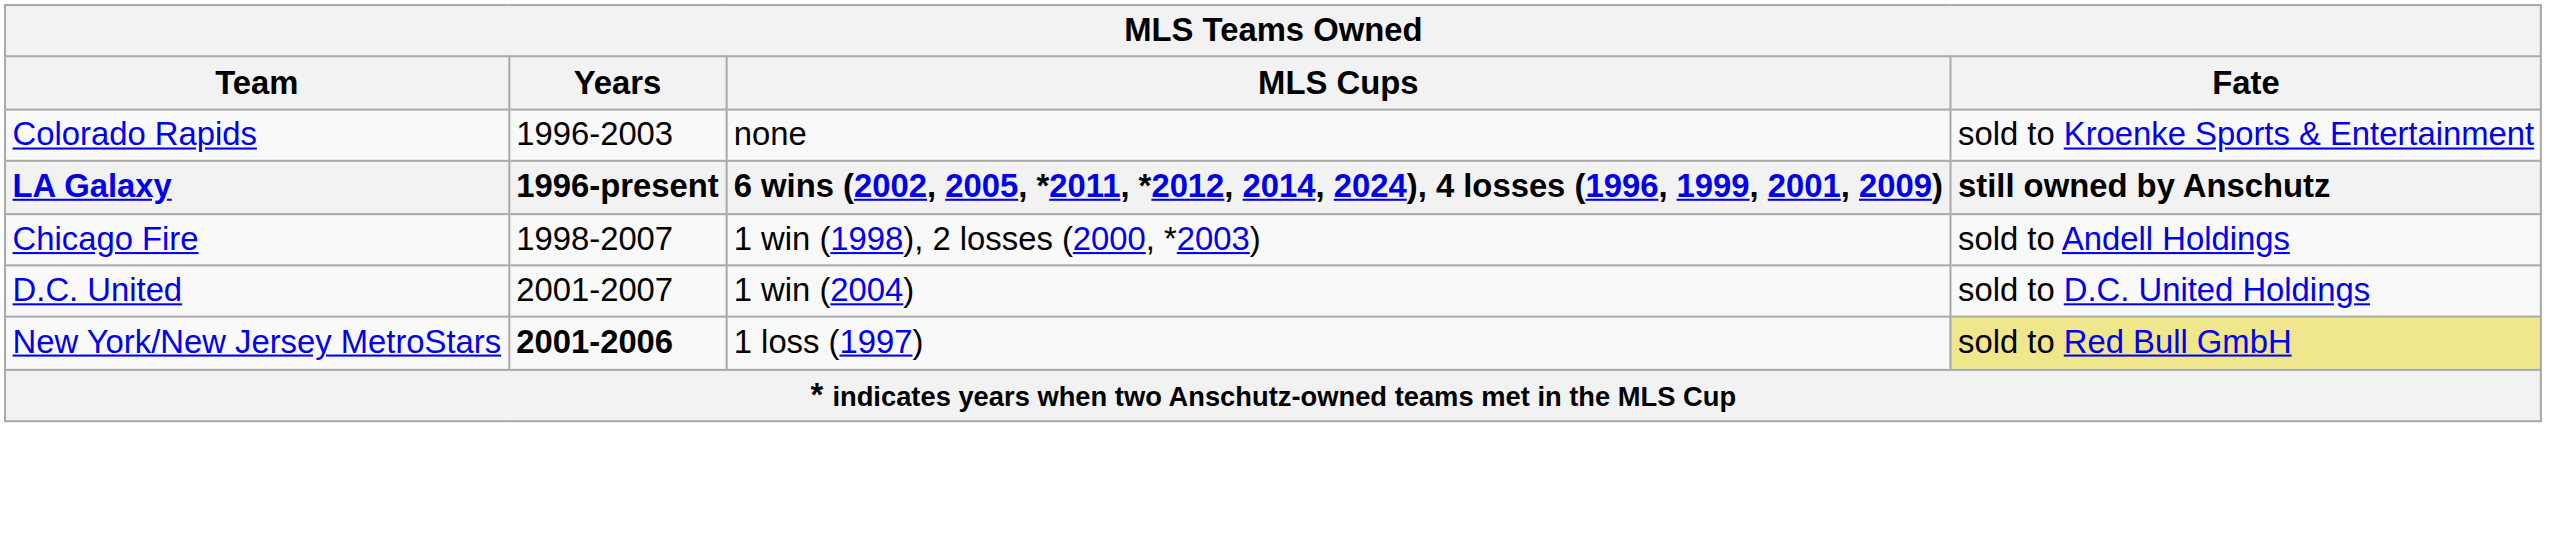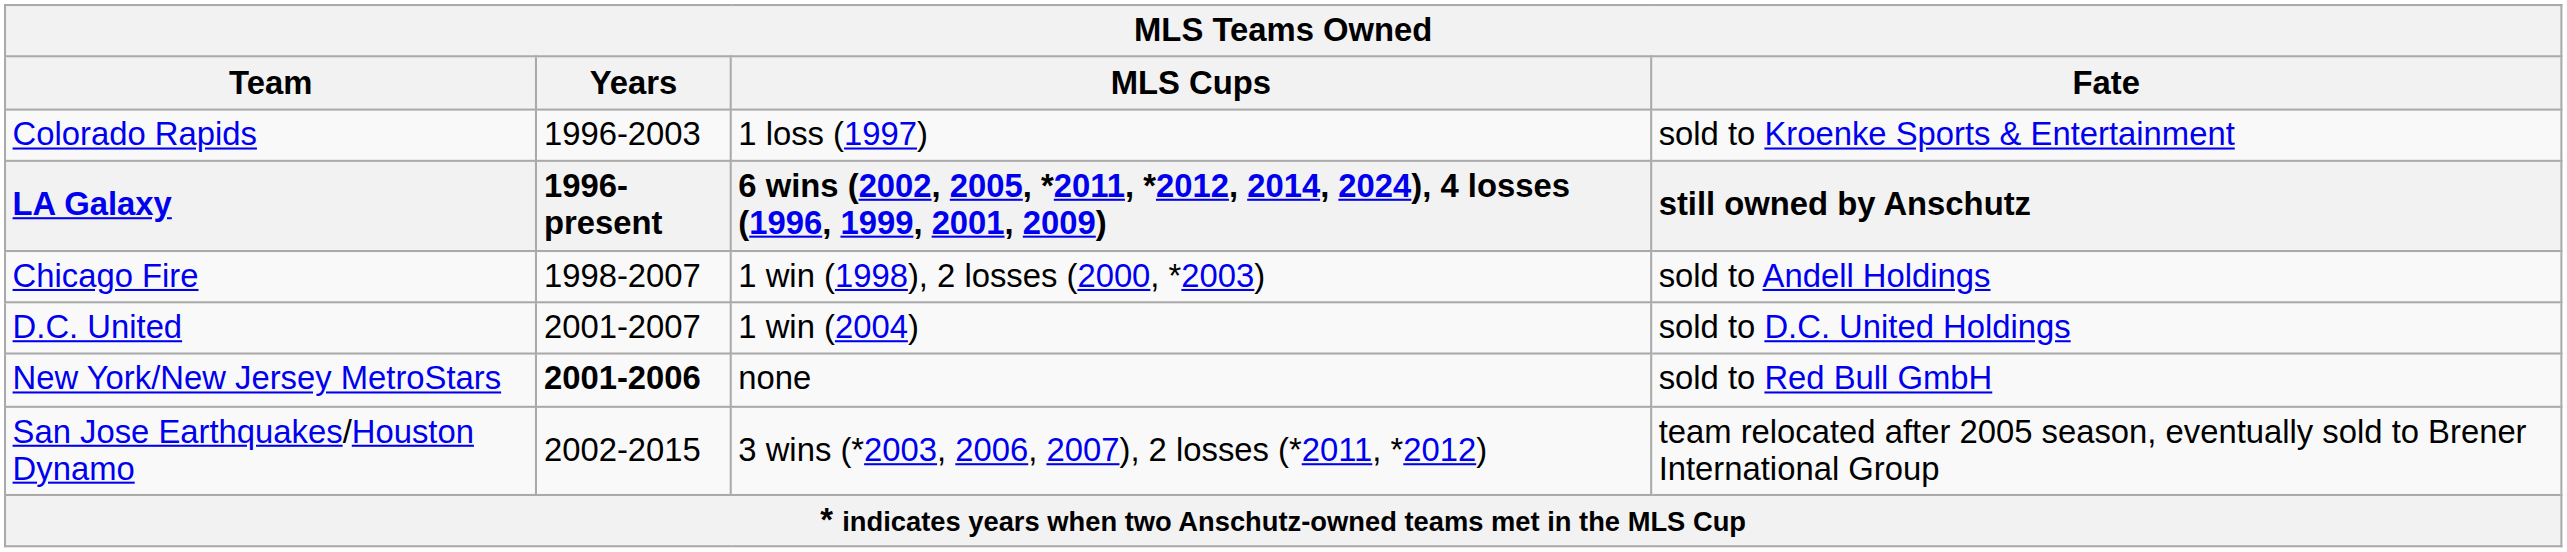(770, 134) none -> (833, 134) 1 loss (1997)
(829, 342) 1 loss (1997) -> (775, 379) none
(2125, 342) khaki background -> (1825, 379) no background
+ row: (243, 449)
